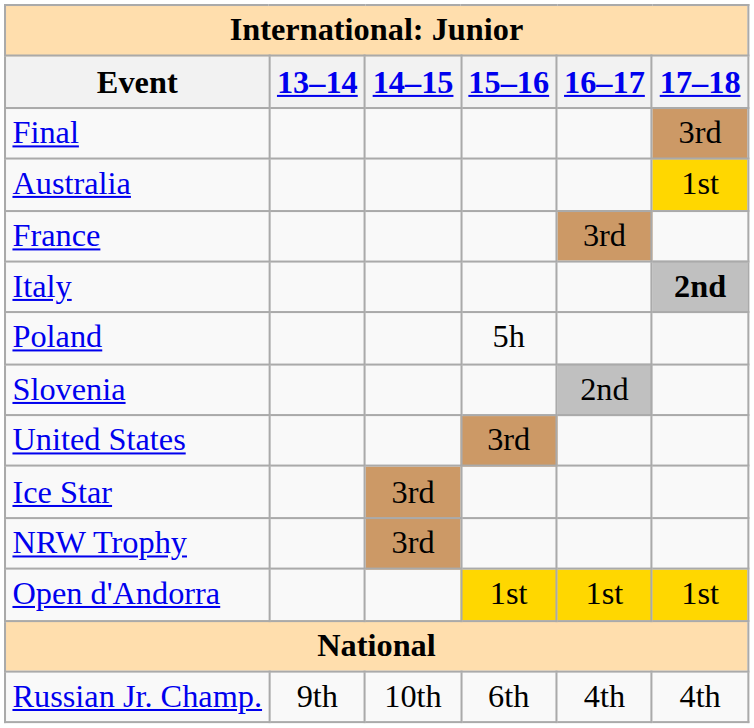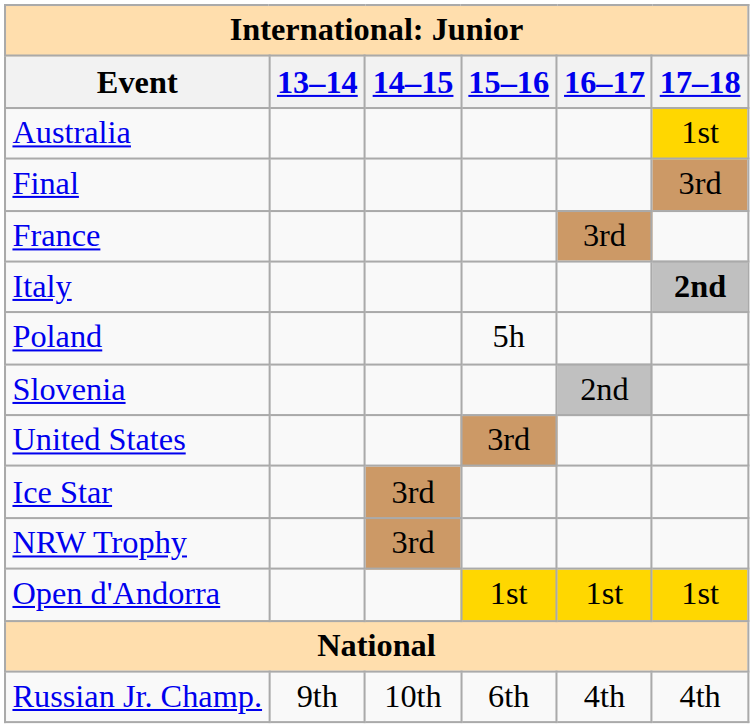rows swapped: (46, 132) <-> (72, 183)
